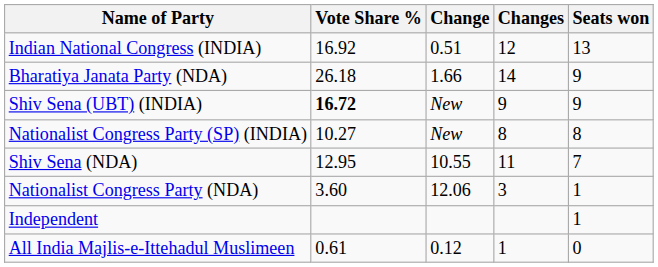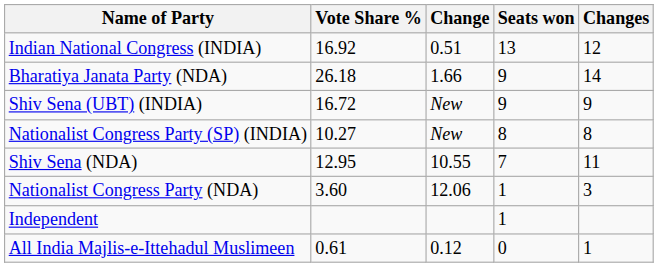columns swapped: (611, 18) <-> (531, 18)
(336, 104) bold -> (336, 104) normal
